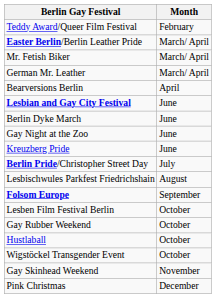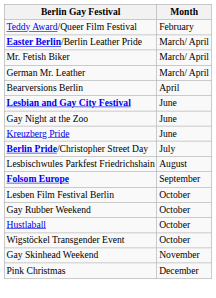- row: (44, 118)
